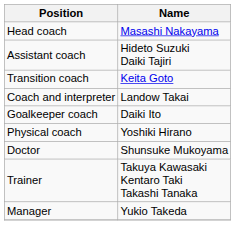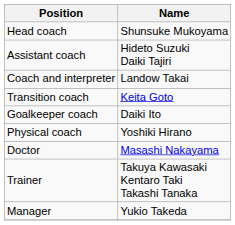(170, 31) Masashi Nakayama -> (174, 31) Shunsuke Mukoyama
rows swapped: (48, 79) <-> (61, 97)
(174, 150) Shunsuke Mukoyama -> (170, 150) Masashi Nakayama
